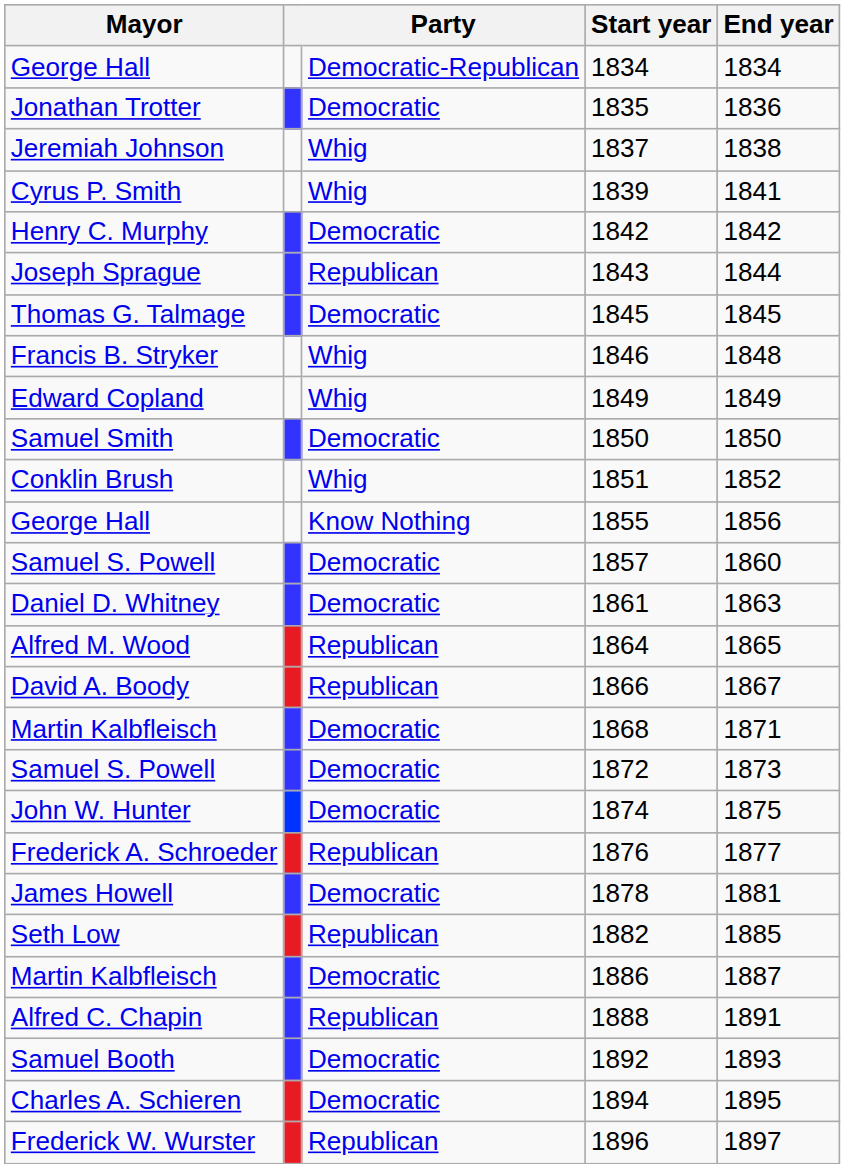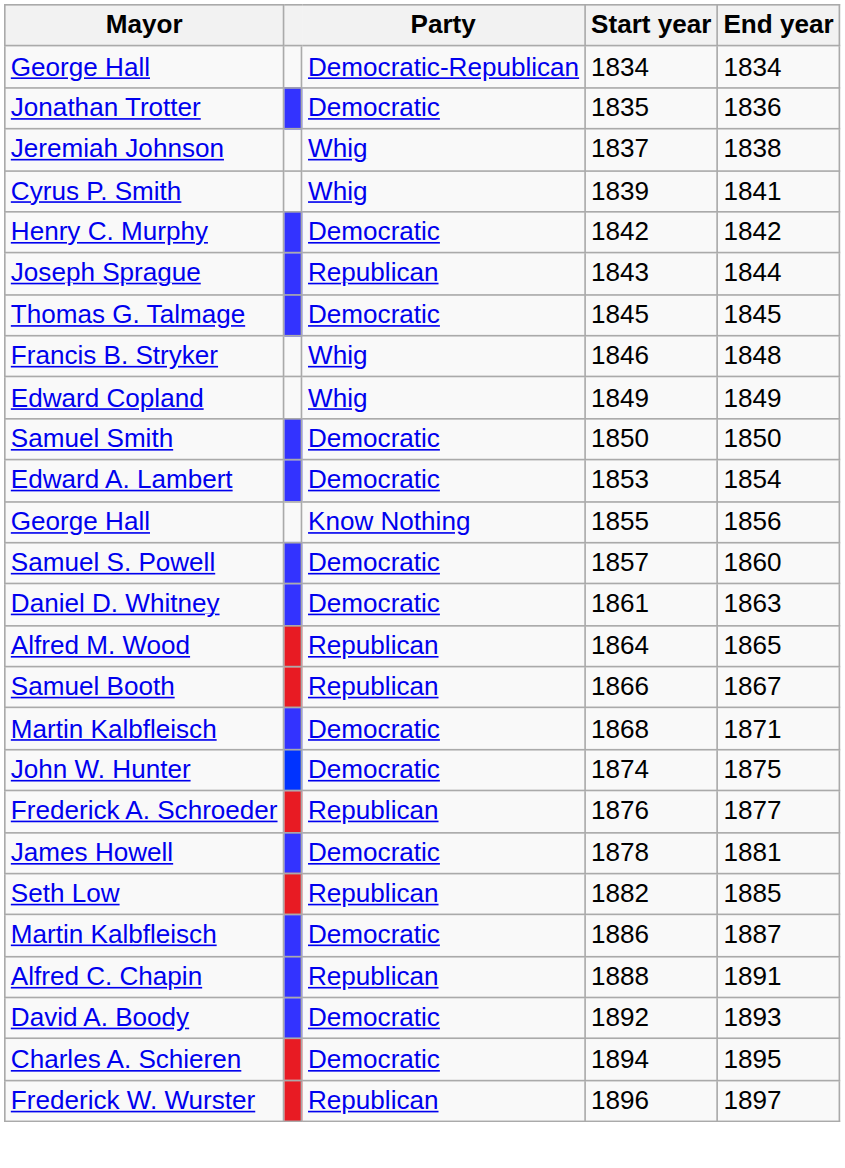- row: (620, 480)
+ row: (620, 480)
(100, 686) David A. Boody -> (93, 686) Samuel Booth
- row: (620, 769)
(93, 1059) Samuel Booth -> (100, 1017) David A. Boody
